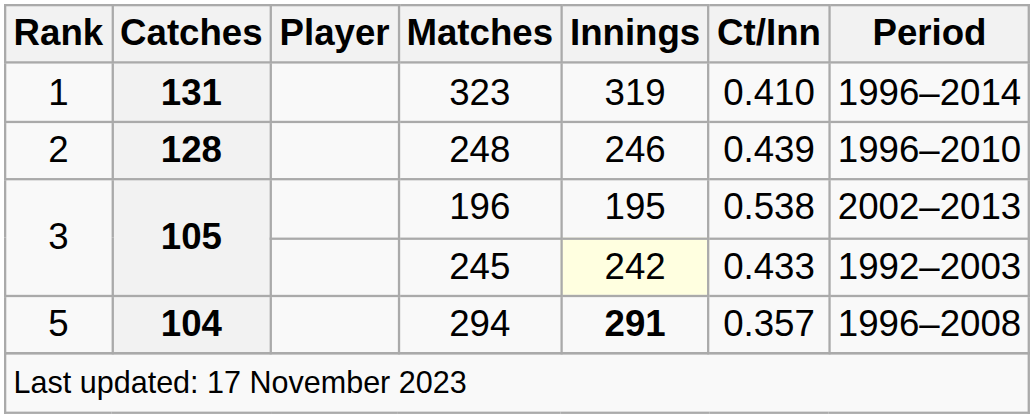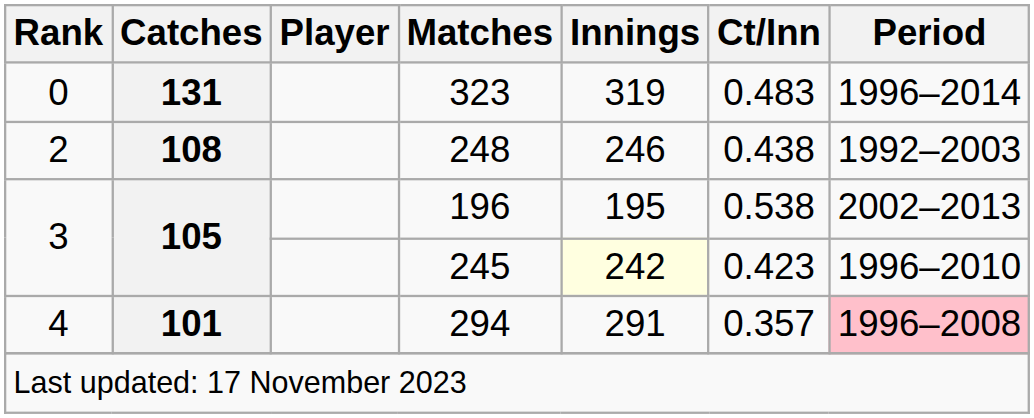(58, 91) 1 -> (58, 91) 0
(769, 91) 0.410 -> (769, 91) 0.483
(191, 149) 128 -> (191, 149) 108
(769, 149) 0.439 -> (769, 149) 0.438
(930, 149) 1996–2010 -> (930, 149) 1992–2003
(769, 265) 0.433 -> (769, 265) 0.423
(930, 265) 1992–2003 -> (930, 265) 1996–2010
(58, 324) 5 -> (58, 324) 4
(191, 324) 104 -> (191, 324) 101
(635, 324) bold -> (635, 324) normal
(930, 324) no background -> (930, 324) pink background
